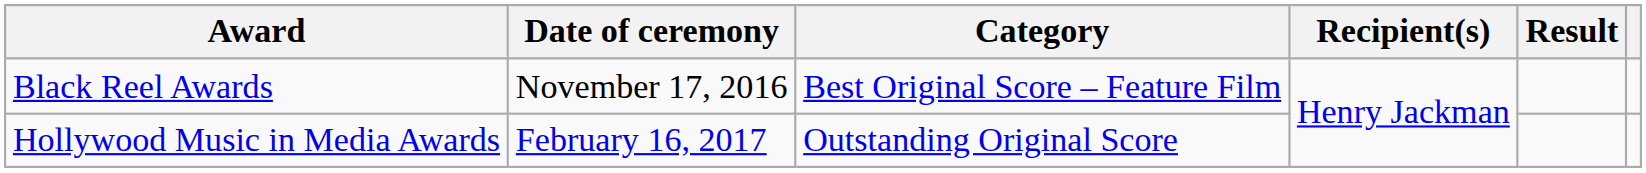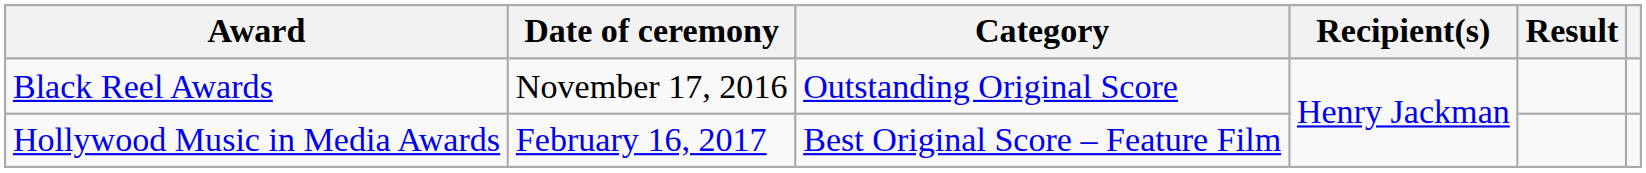(1042, 85) Best Original Score – Feature Film -> (991, 85) Outstanding Original Score
(991, 139) Outstanding Original Score -> (1042, 139) Best Original Score – Feature Film
